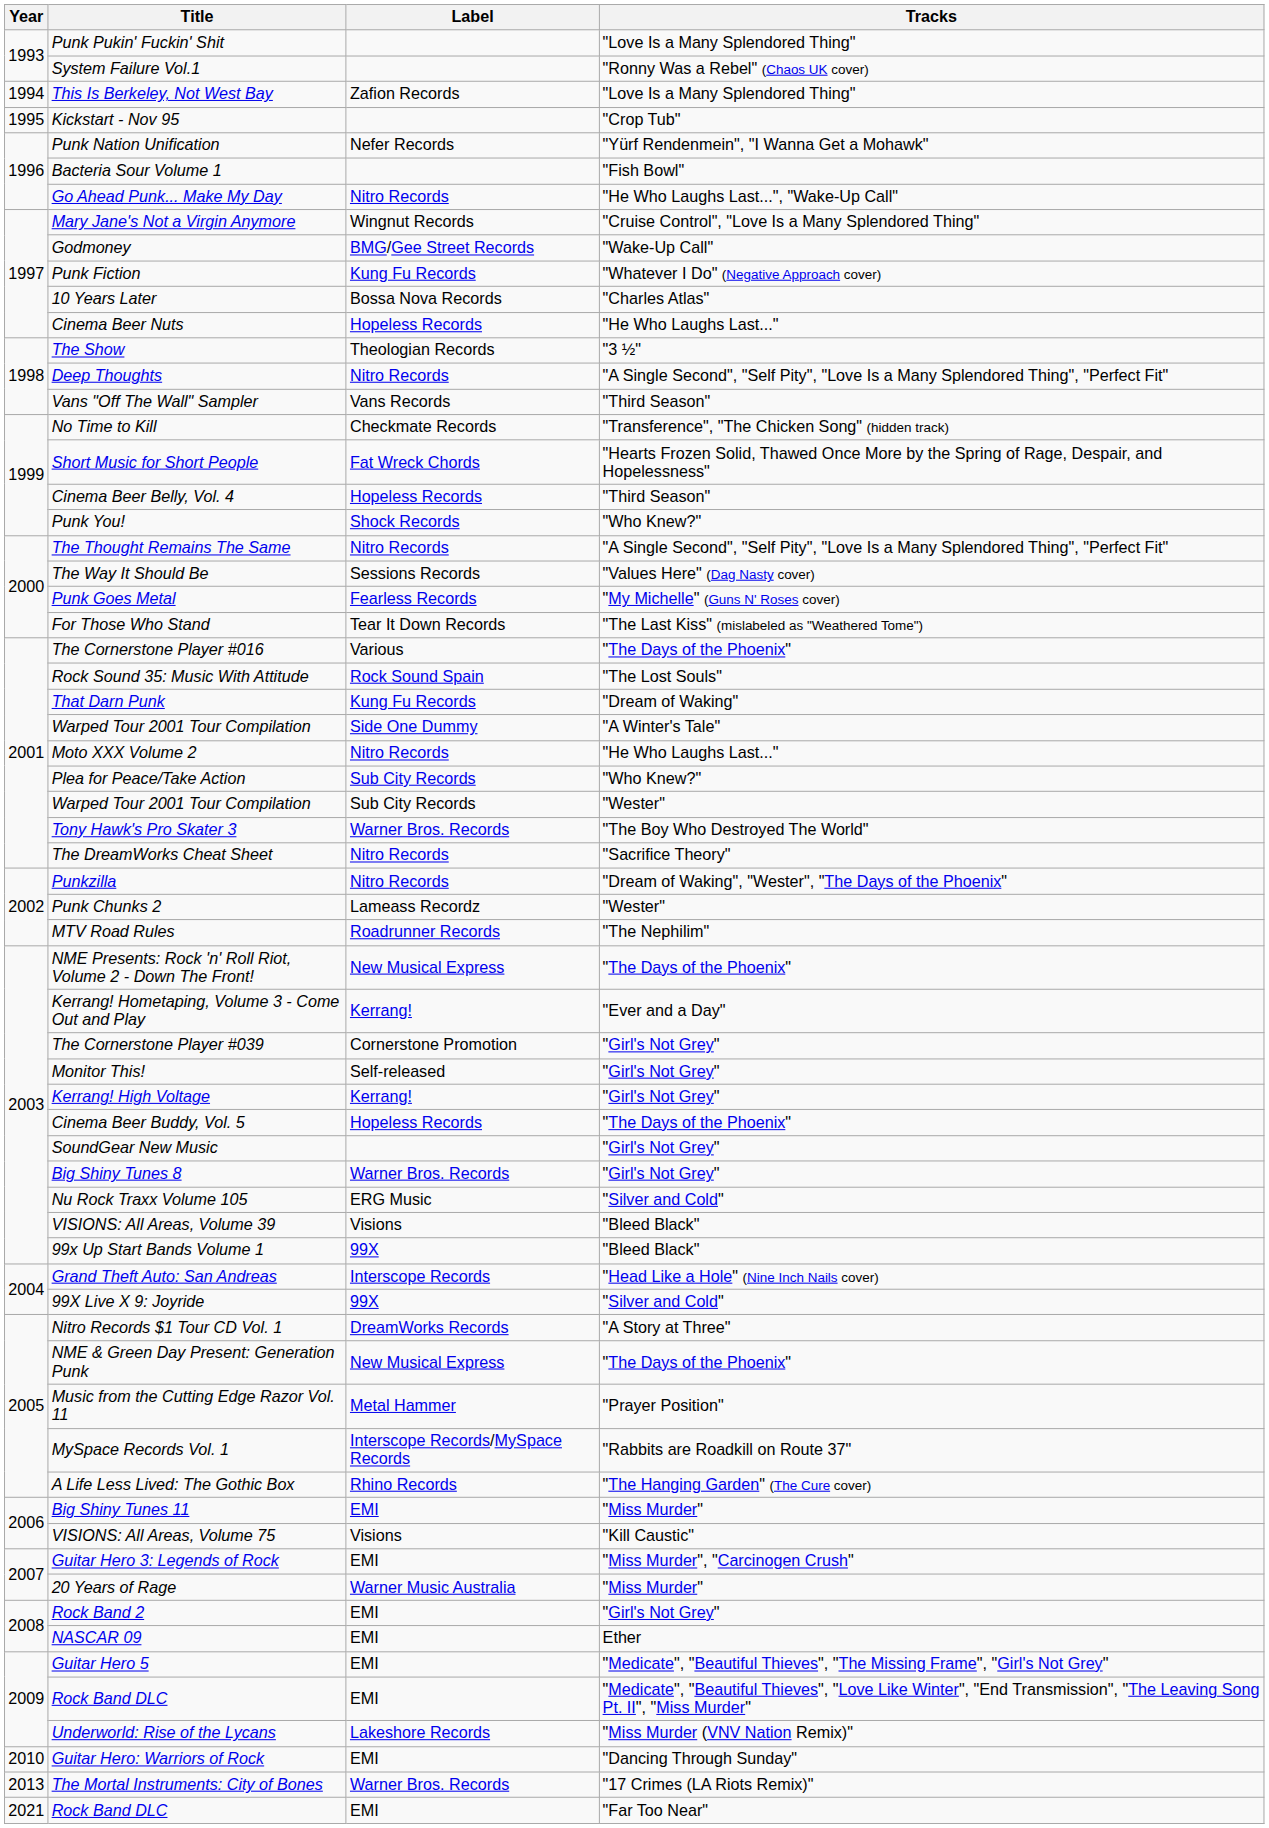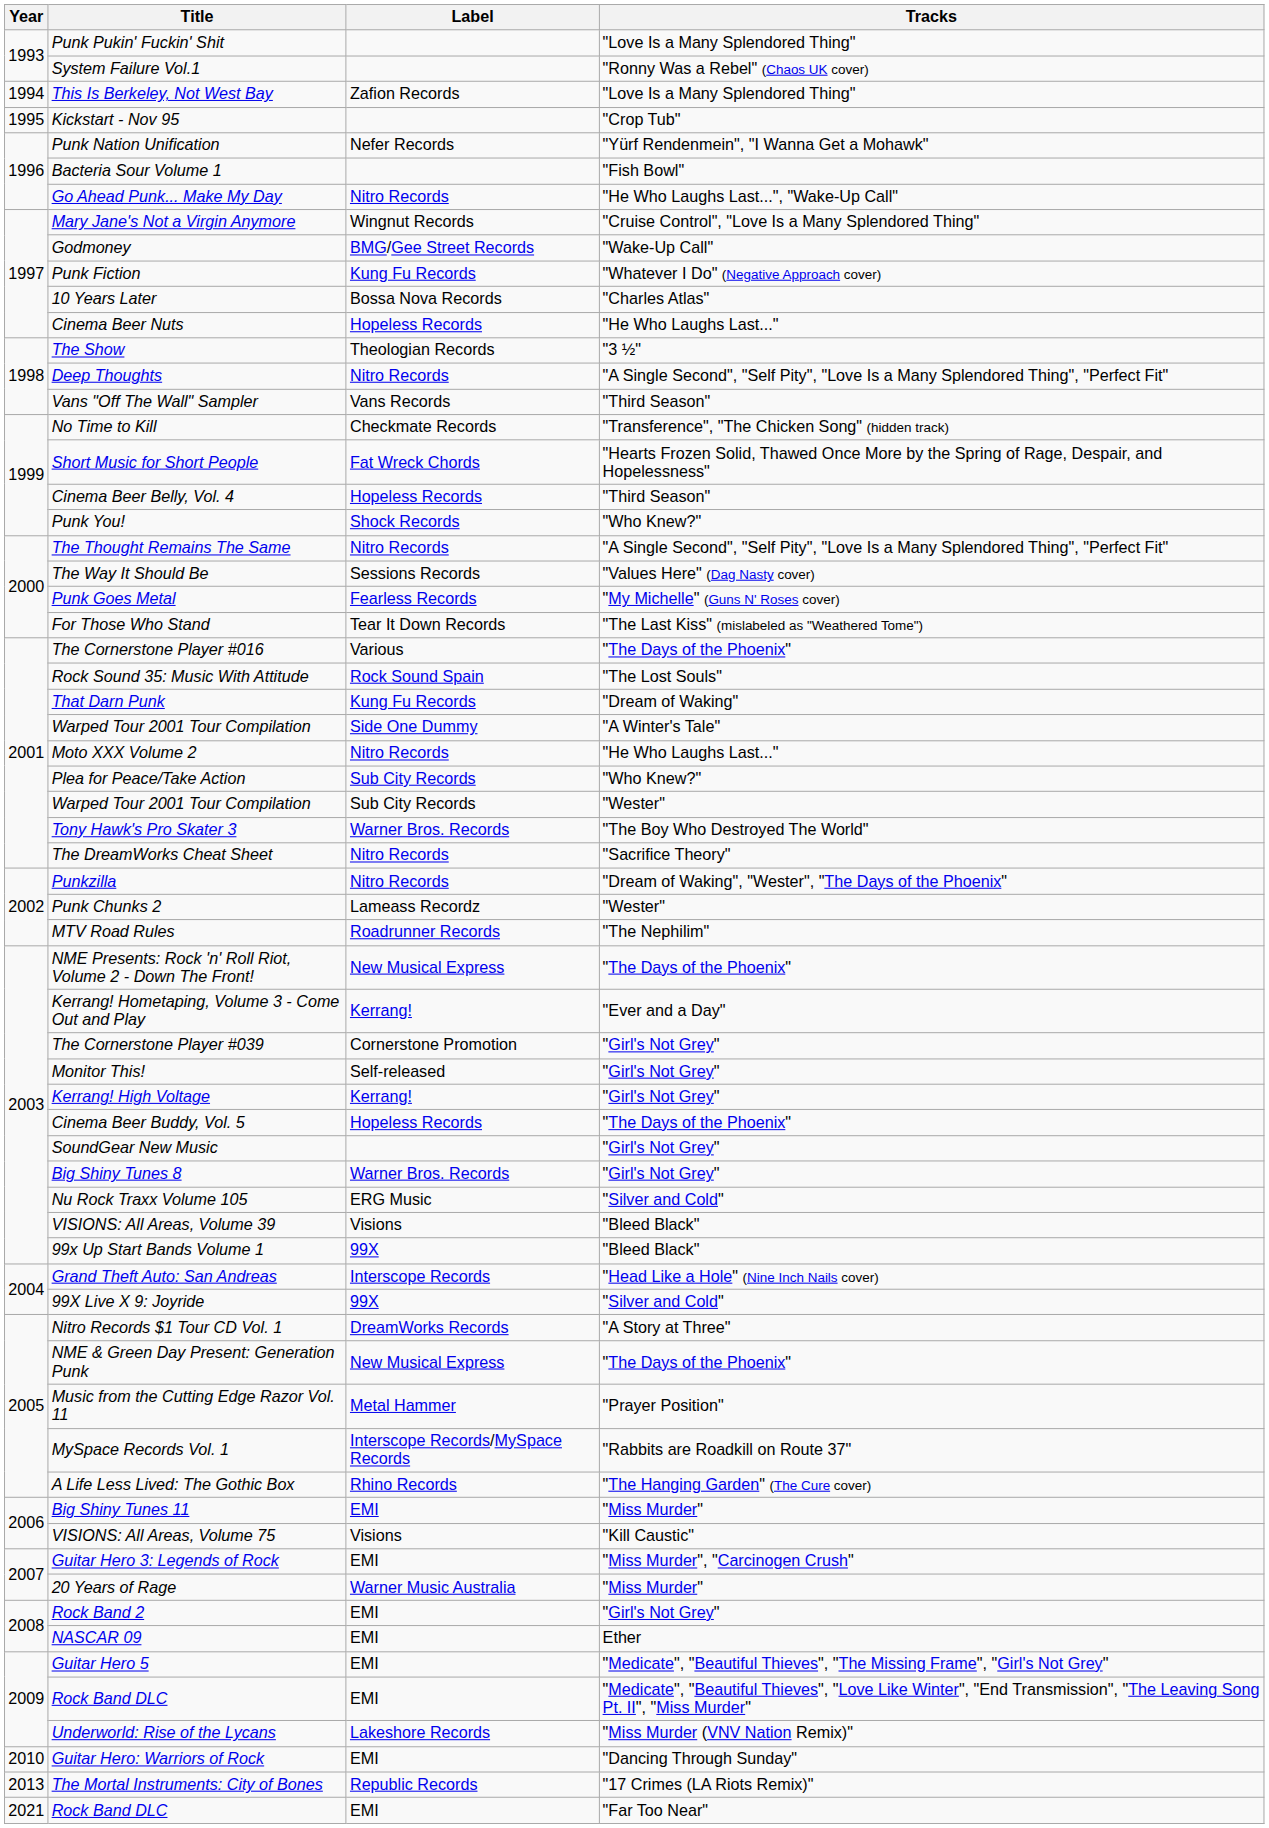(430, 1784) Warner Bros. Records -> (414, 1784) Republic Records
